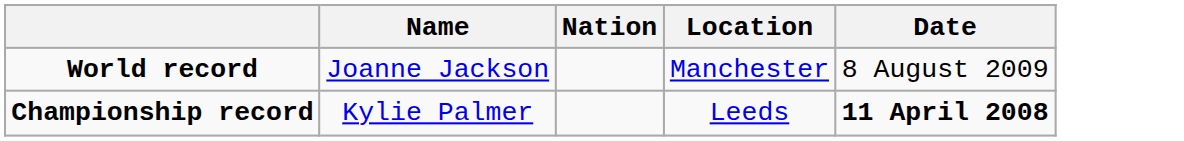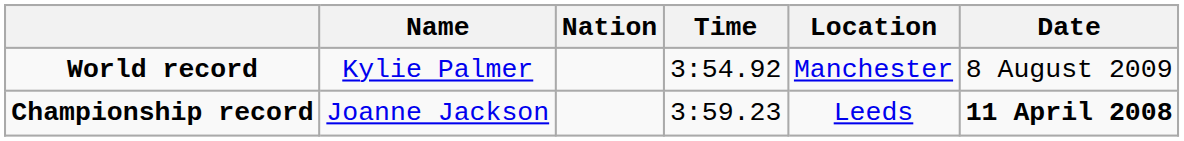+ column: (726, 27)
(438, 70) Joanne Jackson -> (438, 70) Kylie Palmer
(438, 113) Kylie Palmer -> (438, 113) Joanne Jackson
